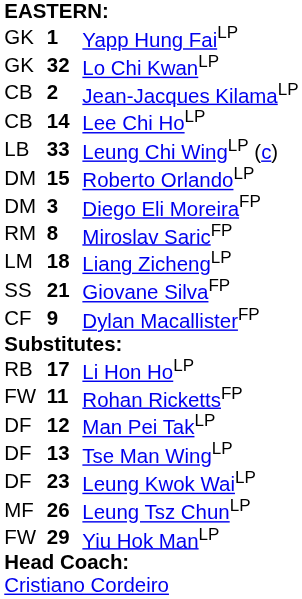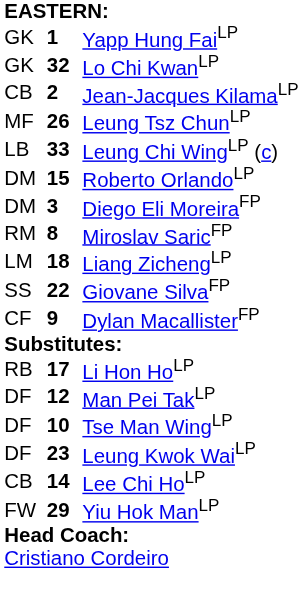rows swapped: (144, 121) <-> (166, 509)
(58, 290) 21 -> (58, 290) 22
- row: (163, 397)
(58, 453) 13 -> (58, 425) 10
